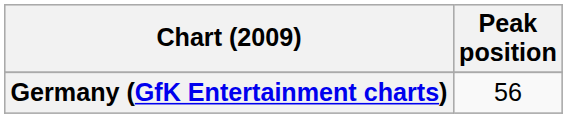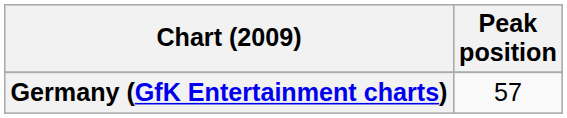(508, 92) 56 -> (508, 92) 57
